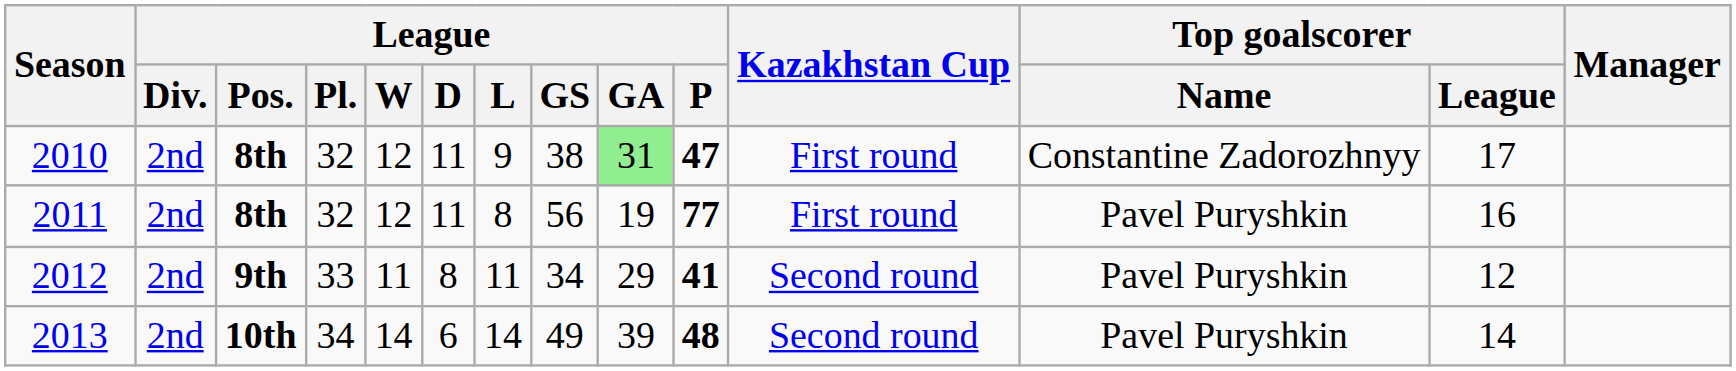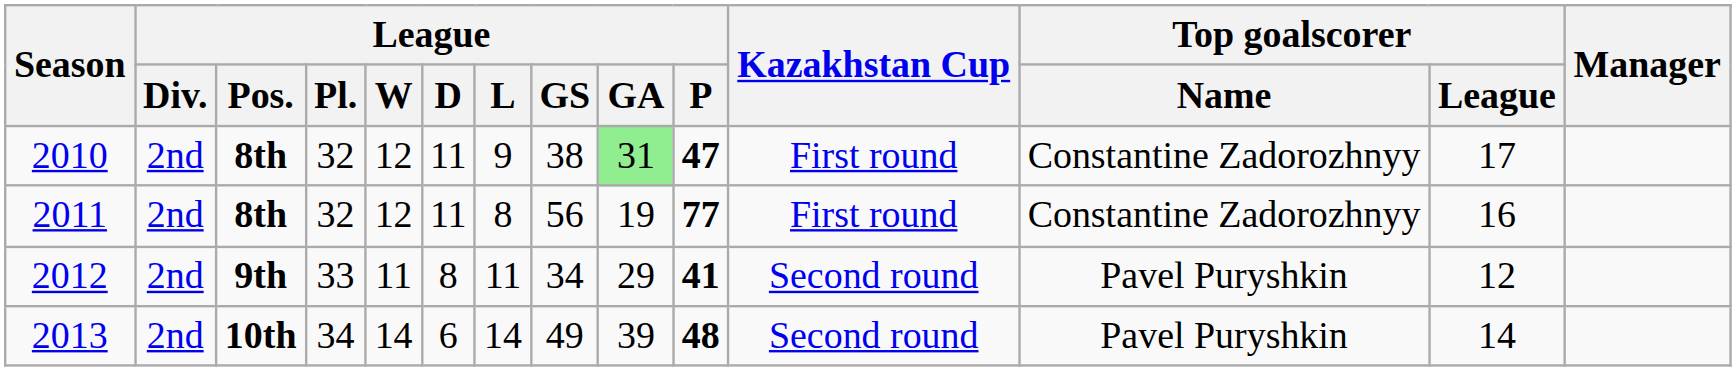(1224, 214) Pavel Puryshkin -> (1224, 214) Constantine Zadorozhnyy
